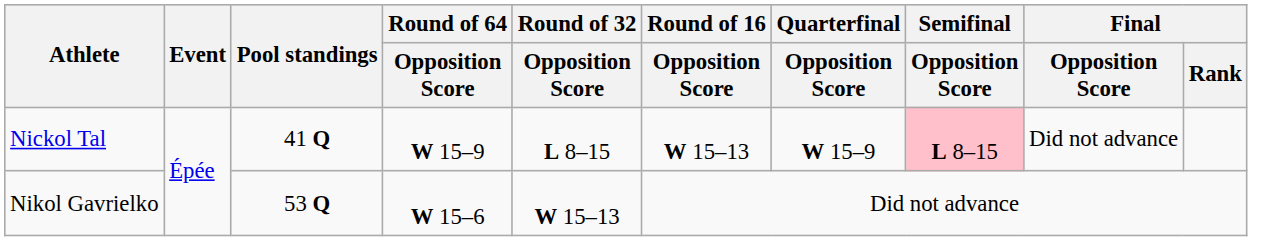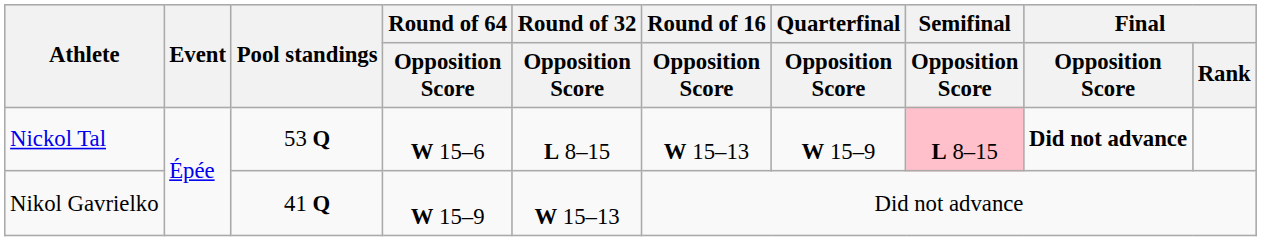(307, 138) 41 Q -> (307, 138) 53 Q
(448, 152) W 15–9 -> (448, 152) W 15–6
(1104, 138) normal -> (1108, 138) bold
(307, 203) 53 Q -> (307, 203) 41 Q
(448, 216) W 15–6 -> (448, 216) W 15–9
